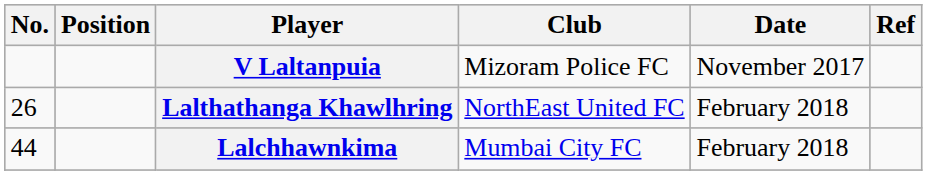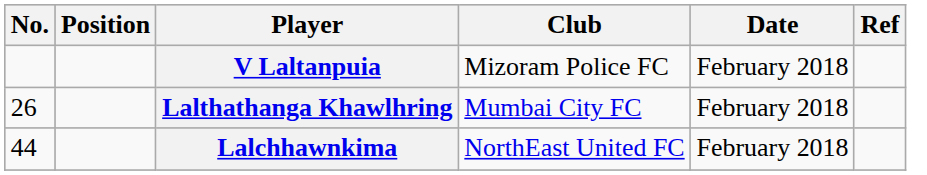(780, 66) November 2017 -> (773, 66) February 2018
(574, 107) NorthEast United FC -> (553, 107) Mumbai City FC
(553, 148) Mumbai City FC -> (574, 148) NorthEast United FC
